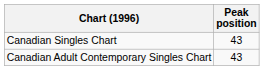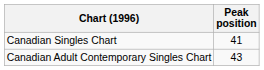(236, 40) 43 -> (236, 40) 41
